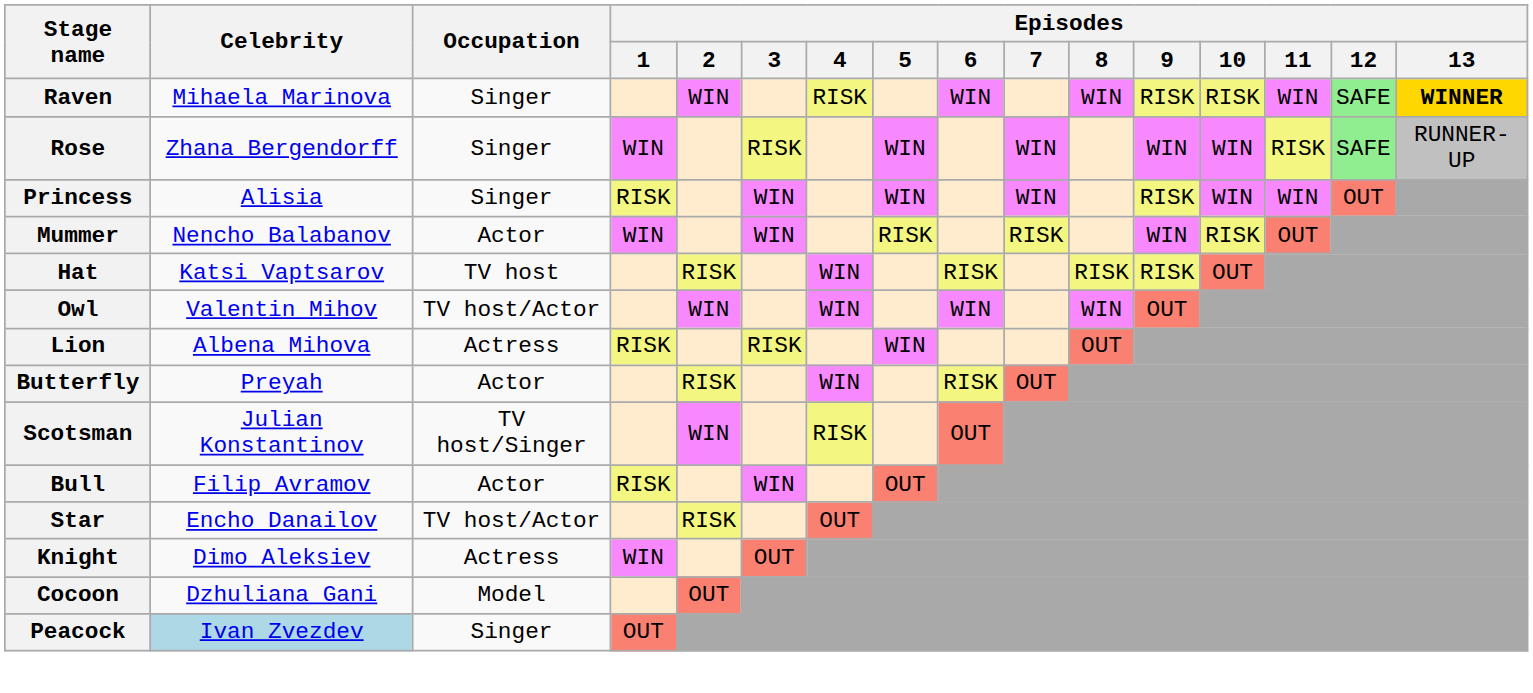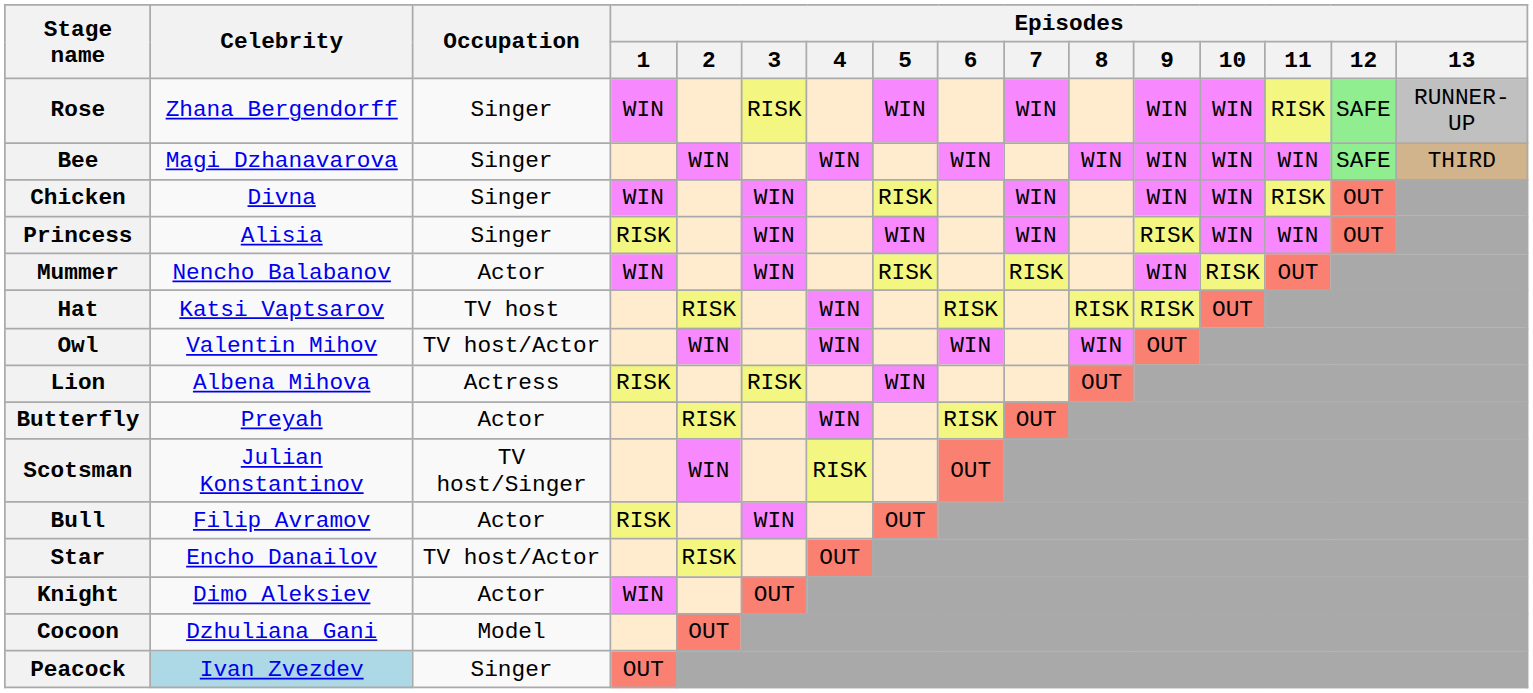- row: (78, 98)
+ row: (78, 161)
+ row: (78, 198)
(512, 558) Actress -> (512, 595) Actor
